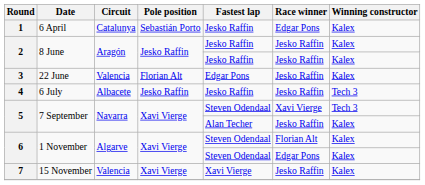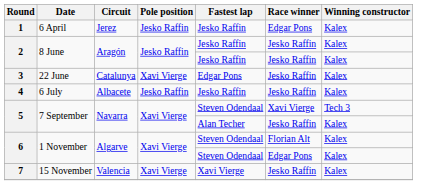(116, 27) Catalunya -> (106, 27) Jerez
(170, 27) Sebastián Porto -> (164, 27) Jesko Raffin
(113, 75) Valencia -> (116, 75) Catalunya
(161, 75) Florian Alt -> (163, 75) Xavi Vierge
(345, 91) Tech 3 -> (336, 91) Kalex
